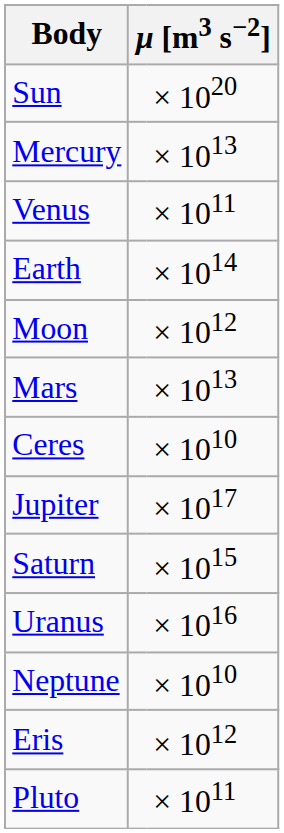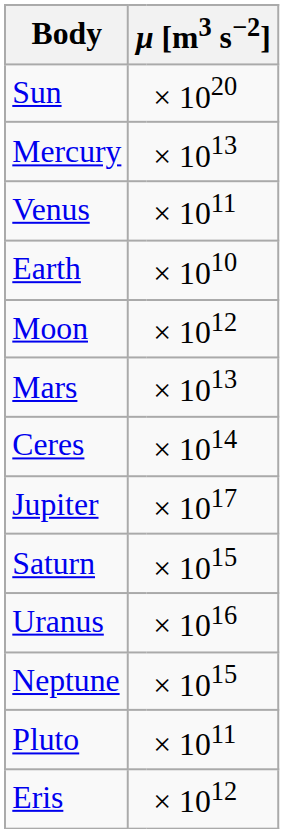(195, 269) × 1014 -> (195, 269) × 1010
(195, 445) × 1010 -> (195, 445) × 1014
(195, 680) × 1010 -> (195, 680) × 1015
rows swapped: (46, 798) <-> (38, 739)
